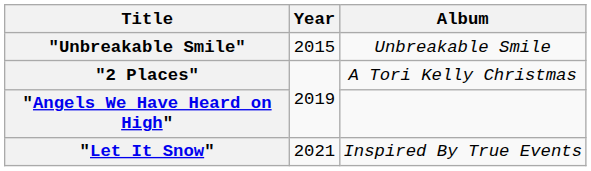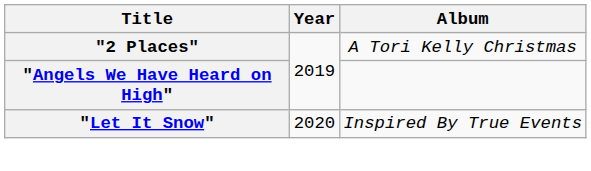- row: (147, 47)
(314, 151) 2021 -> (314, 123) 2020
